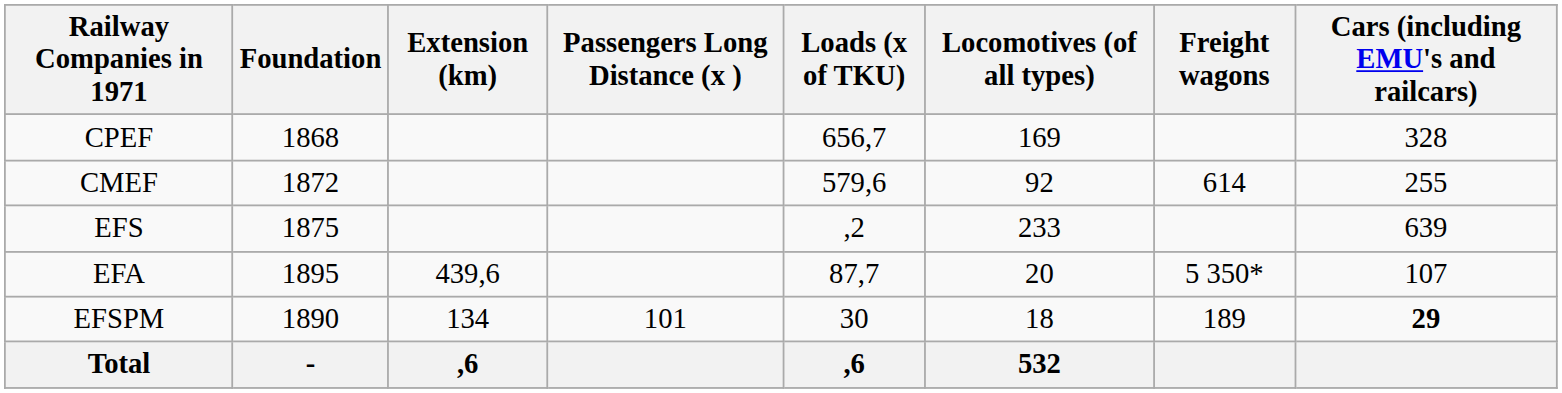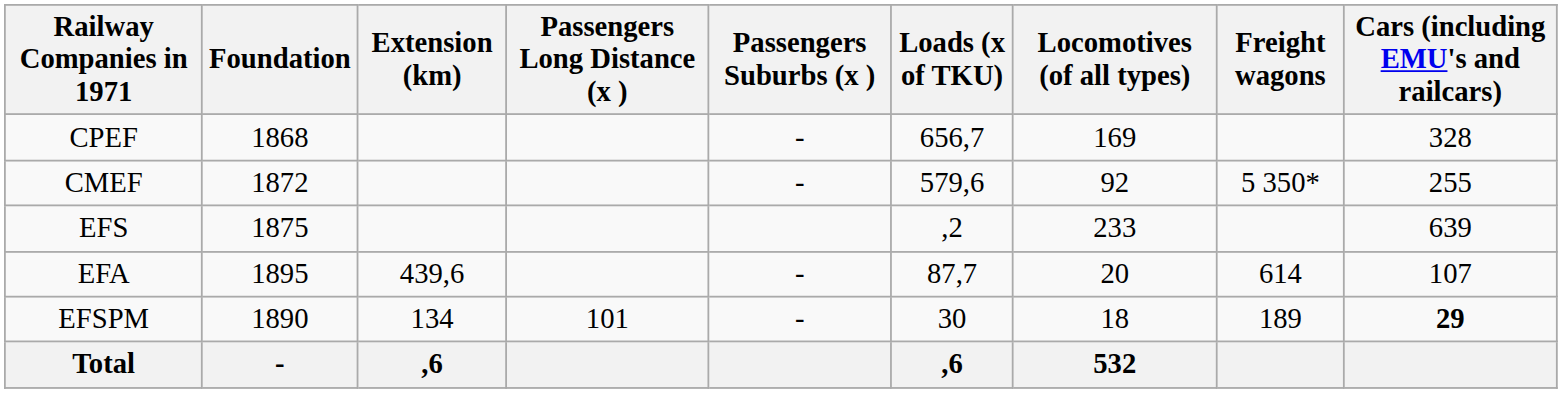+ column: (800, 59)
(1224, 182) 614 -> (1280, 182) 5 350*
(1224, 273) 5 350* -> (1280, 273) 614
